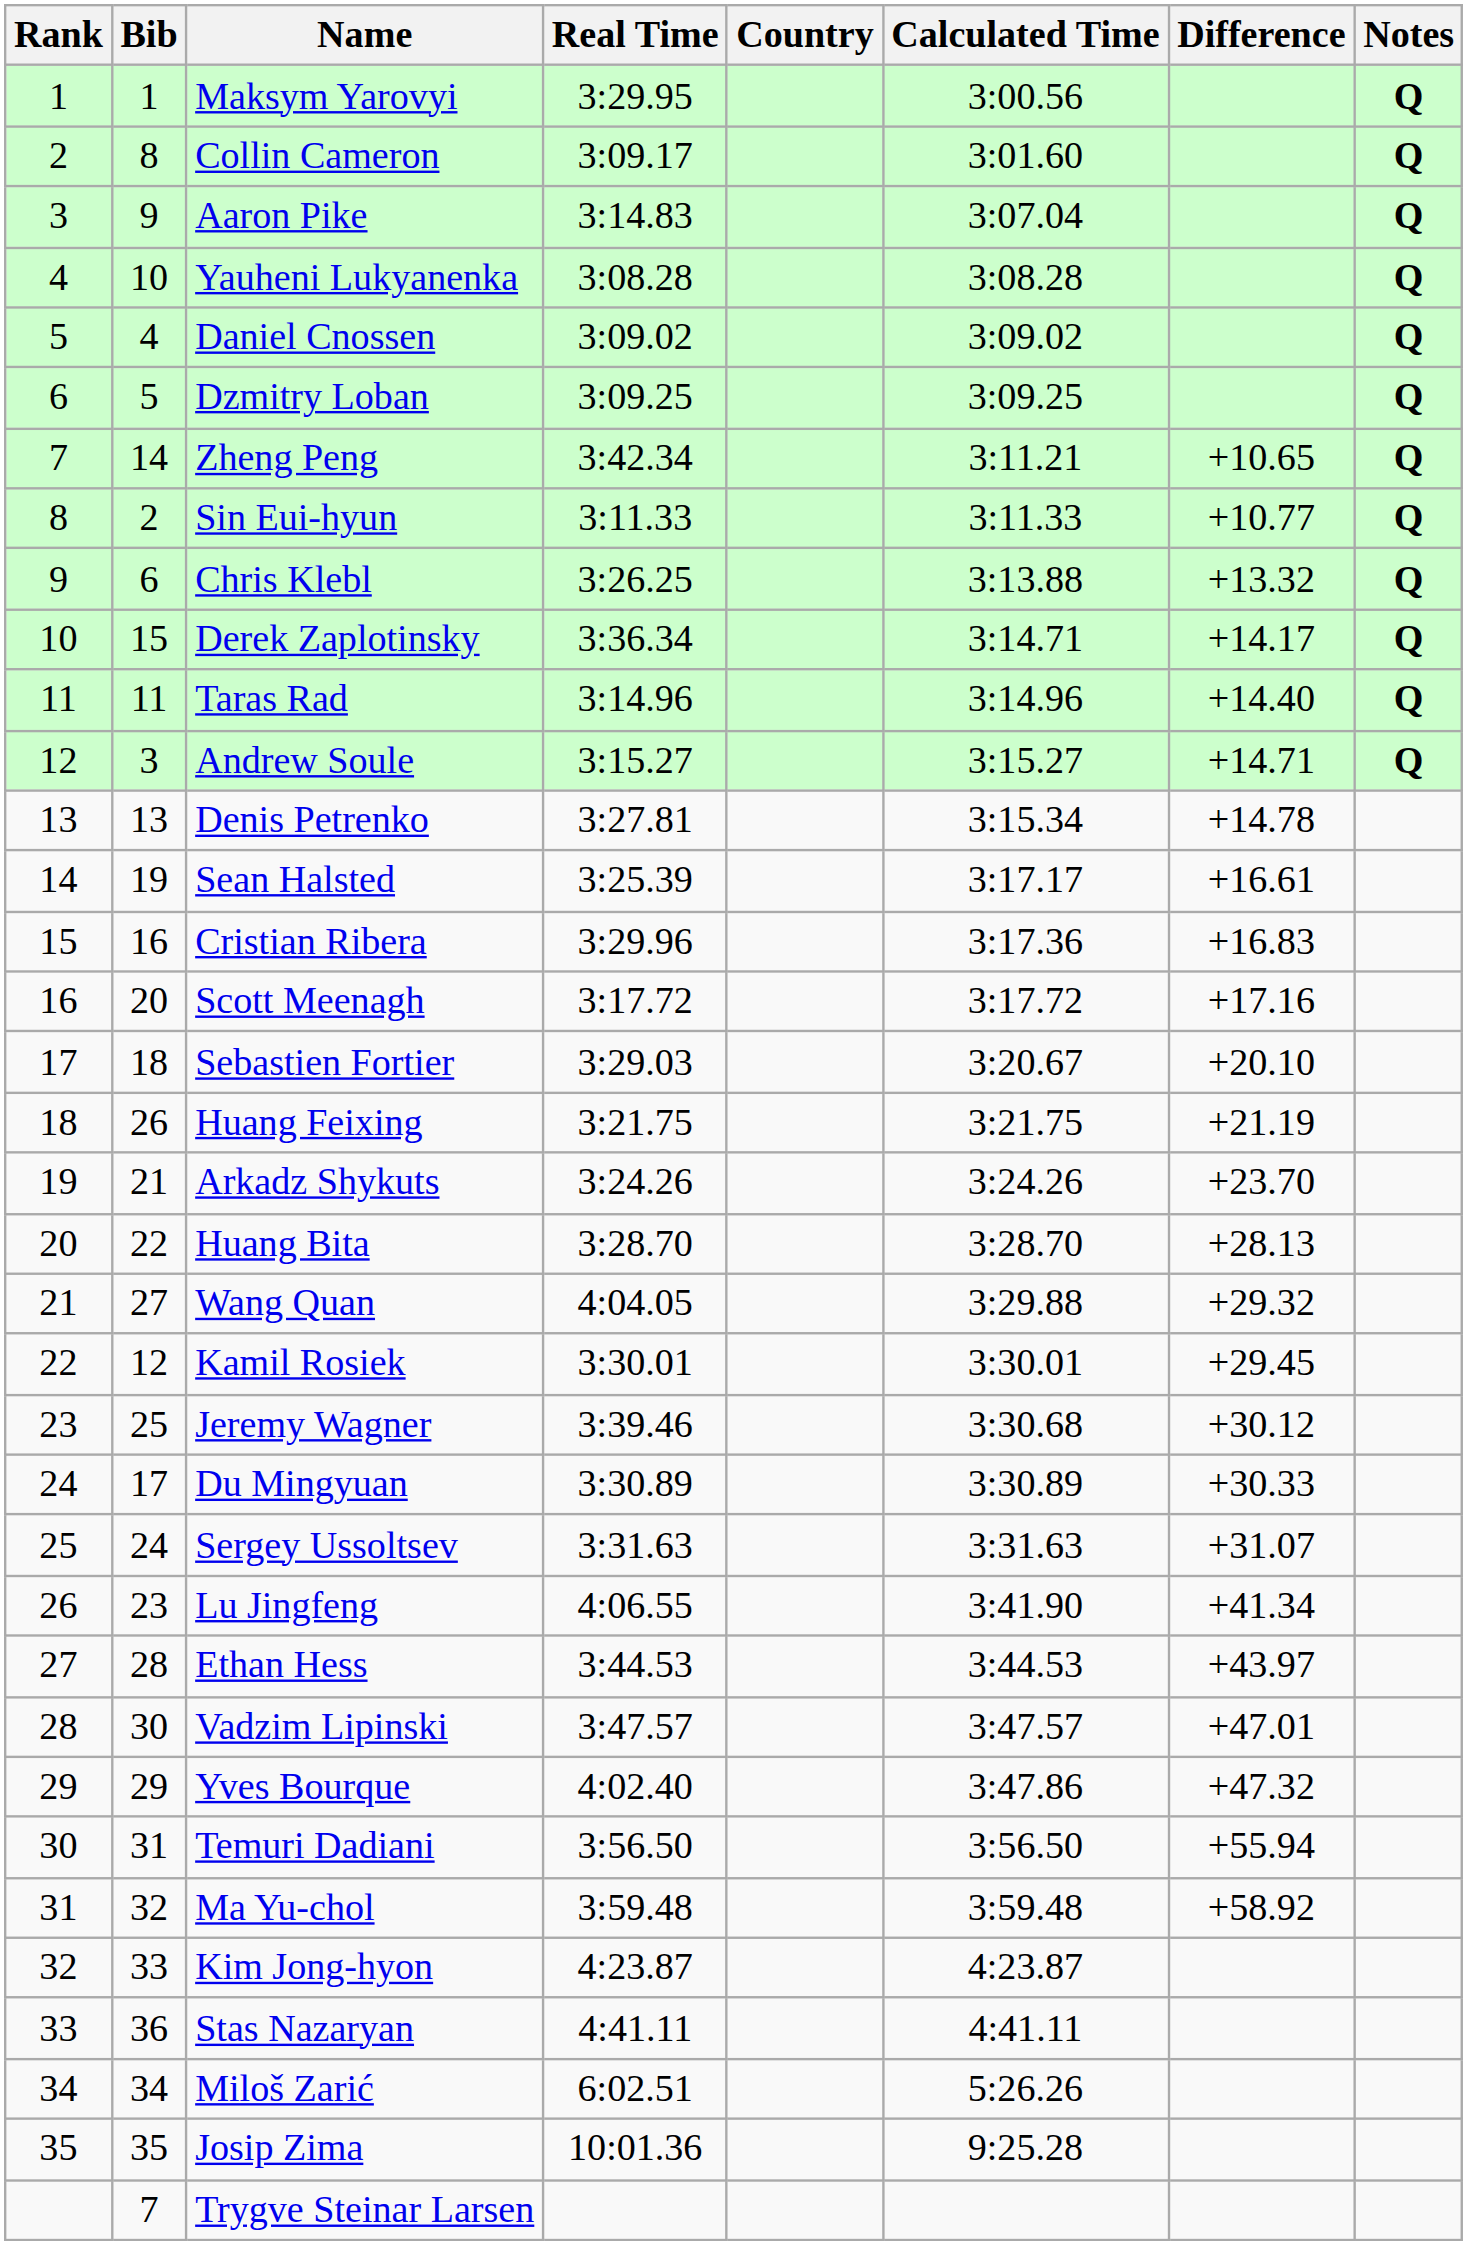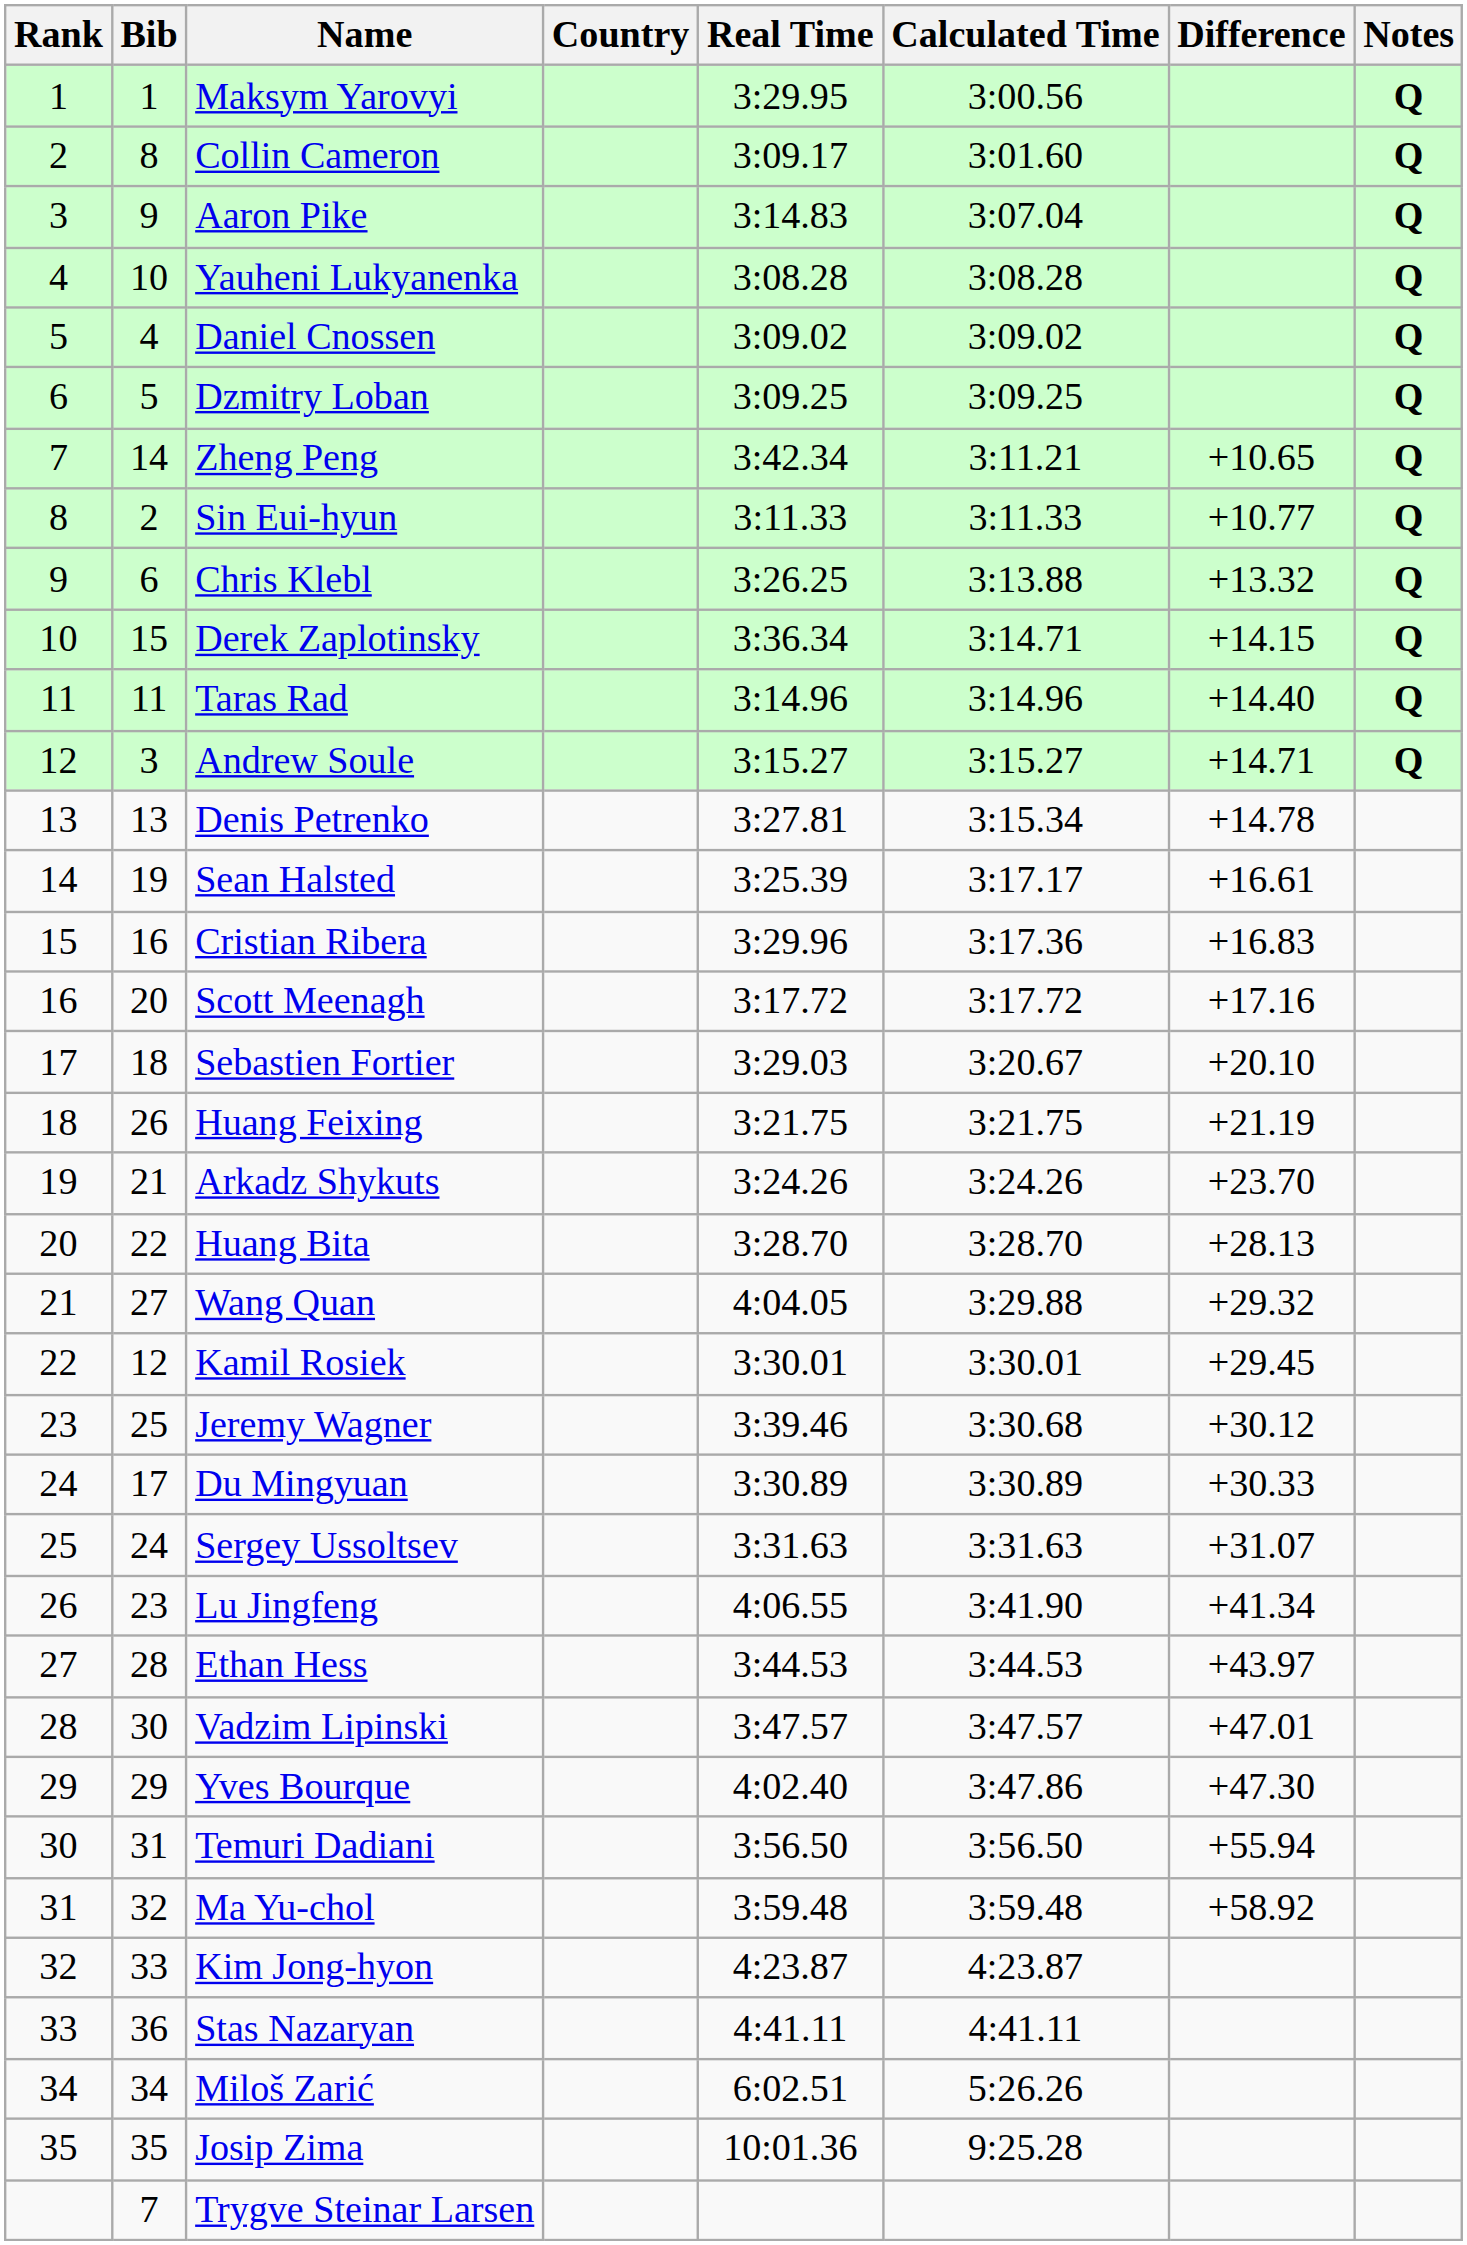columns swapped: (805, 34) <-> (635, 34)
(1261, 638) +14.17 -> (1261, 638) +14.15
(1261, 1786) +47.32 -> (1261, 1786) +47.30
